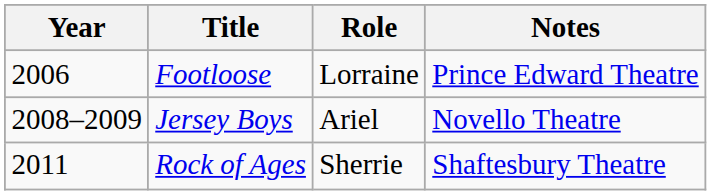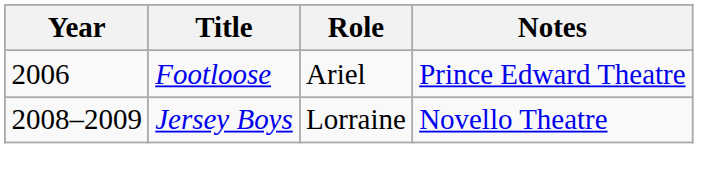(369, 73) Lorraine -> (336, 73) Ariel
(349, 119) Ariel -> (356, 119) Lorraine
- row: (231, 165)
